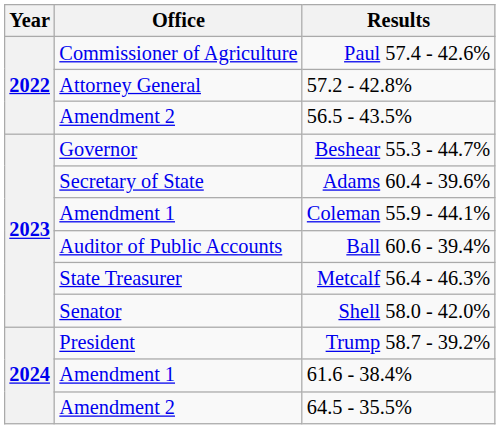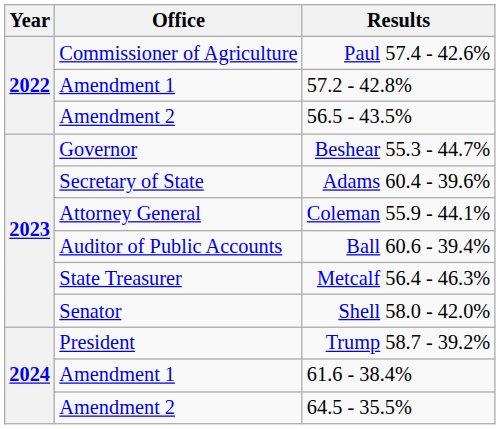(130, 85) Attorney General -> (117, 85) Amendment 1
(117, 213) Amendment 1 -> (130, 213) Attorney General
